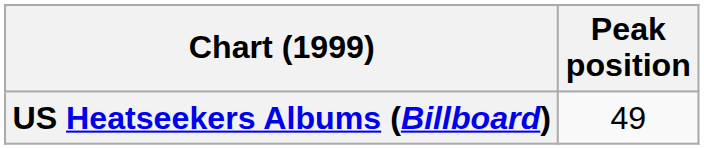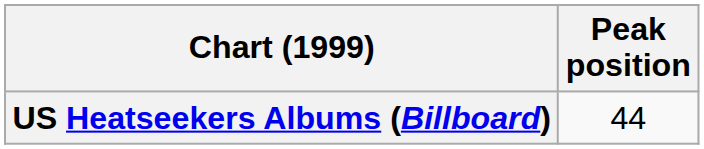(628, 117) 49 -> (628, 117) 44
